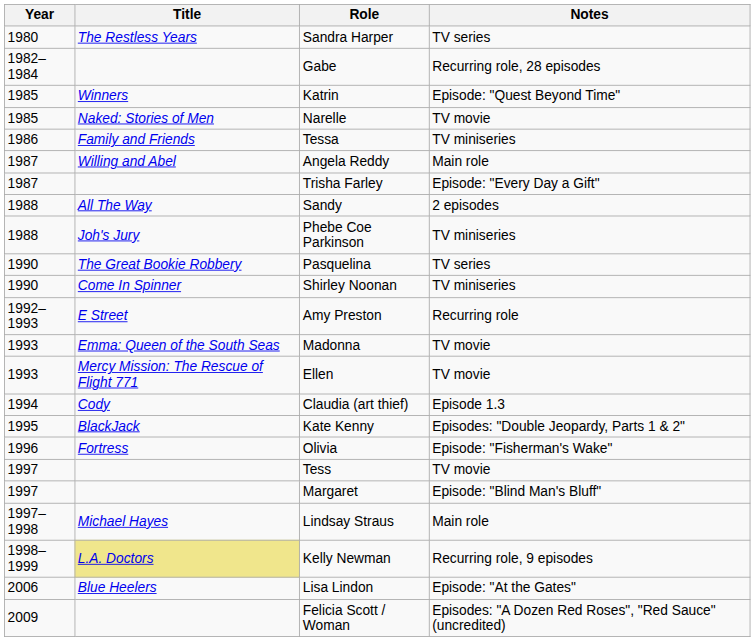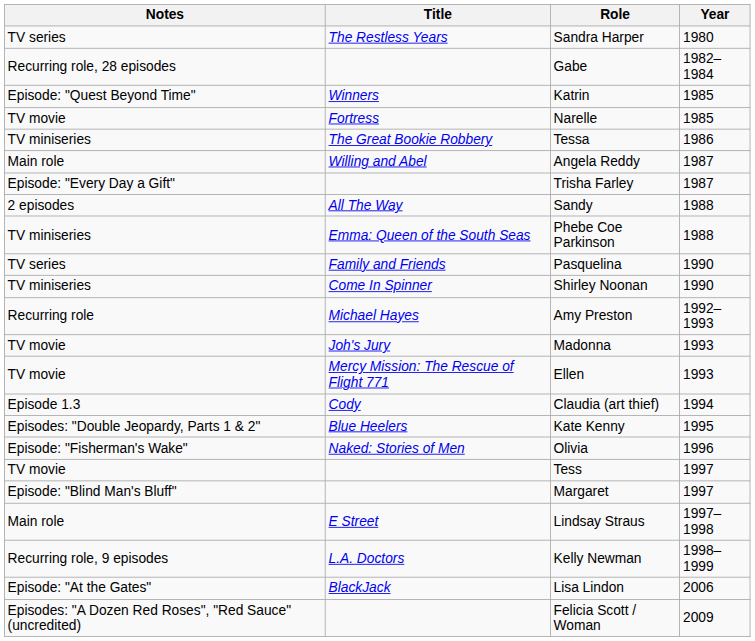columns swapped: (40, 15) <-> (590, 15)
(146, 118) Naked: Stories of Men -> (354, 118) Fortress
(136, 140) Family and Friends -> (410, 140) The Great Bookie Robbery
(109, 235) Joh's Jury -> (430, 235) Emma: Queen of the South Seas
(160, 264) The Great Bookie Robbery -> (387, 264) Family and Friends
(103, 315) E Street -> (374, 315) Michael Hayes
(179, 345) Emma: Queen of the South Seas -> (359, 345) Joh's Jury
(109, 426) BlackJack -> (368, 426) Blue Heelers
(103, 448) Fortress -> (397, 448) Naked: Stories of Men
(123, 521) Michael Hayes -> (353, 521) E Street
(116, 558) khaki background -> (366, 558) no background
(117, 588) Blue Heelers -> (360, 588) BlackJack
